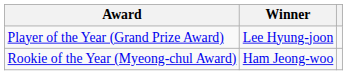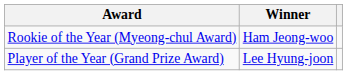rows swapped: (116, 37) <-> (122, 59)
